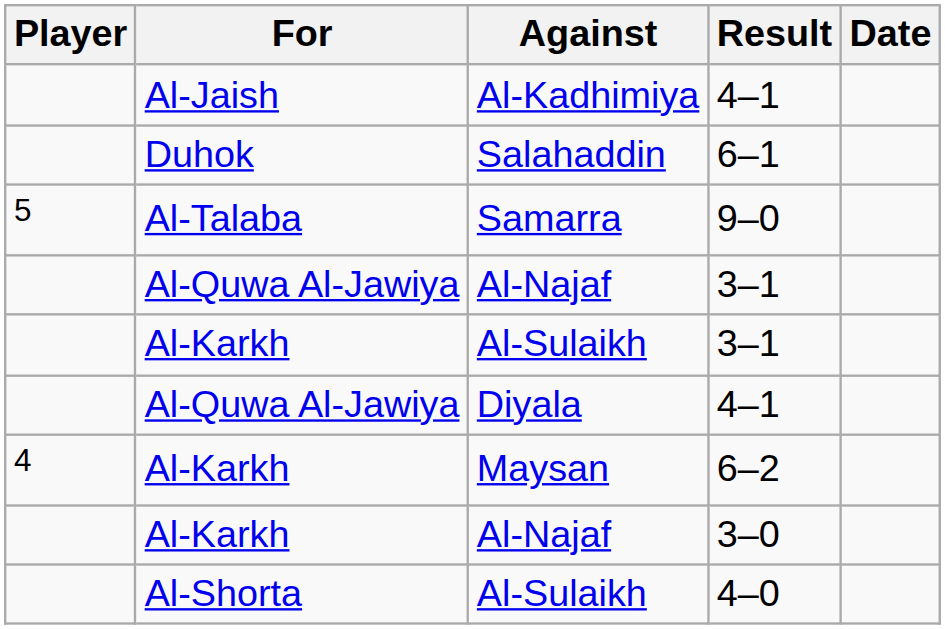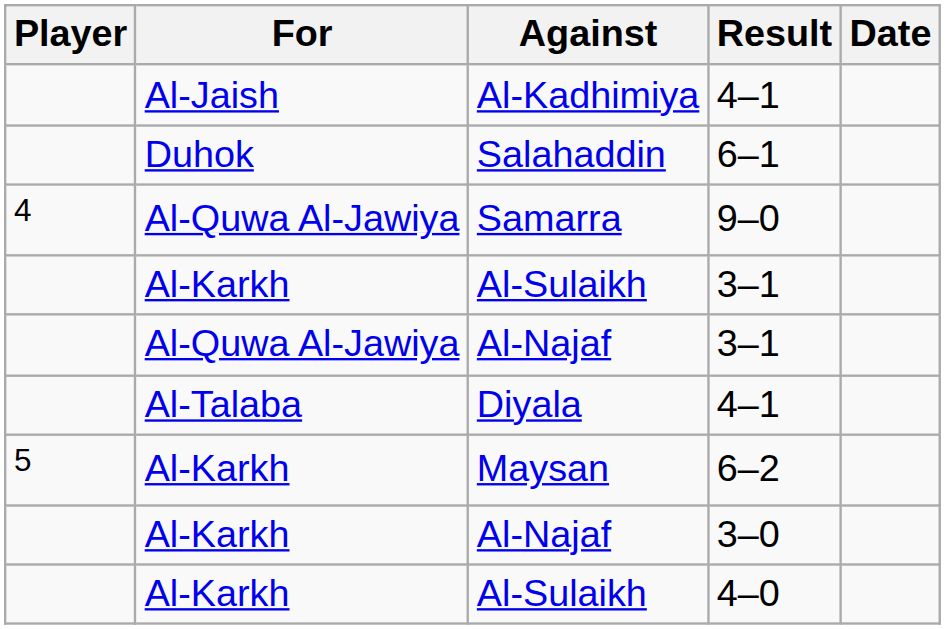(23, 211) 5 -> (23, 211) 4
(223, 219) Al-Talaba -> (302, 219) Al-Quwa Al-Jawiya
rows swapped: (544, 284) <-> (562, 344)
(302, 403) Al-Quwa Al-Jawiya -> (223, 403) Al-Talaba
(23, 461) 4 -> (23, 461) 5
(223, 593) Al-Shorta -> (217, 593) Al-Karkh
